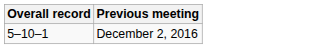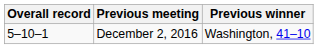+ column: (258, 14)
